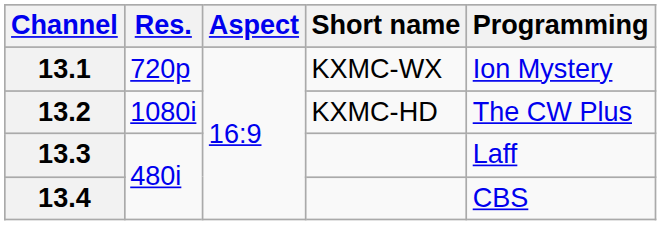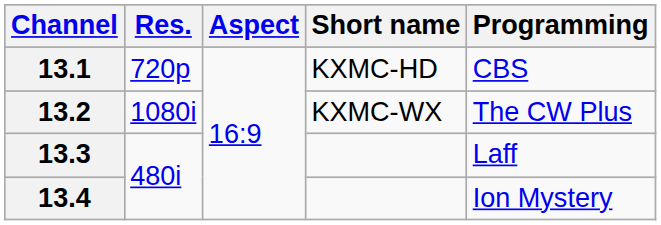(377, 68) KXMC-WX -> (375, 68) KXMC-HD
(543, 68) Ion Mystery -> (501, 68) CBS
(375, 111) KXMC-HD -> (377, 111) KXMC-WX
(501, 197) CBS -> (543, 197) Ion Mystery
